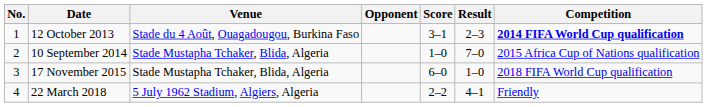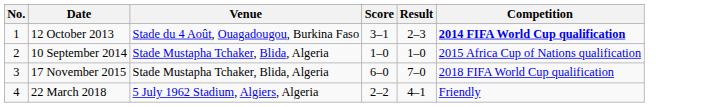- column: (391, 14)
(475, 53) 7–0 -> (416, 53) 1–0
(475, 72) 1–0 -> (416, 72) 7–0
